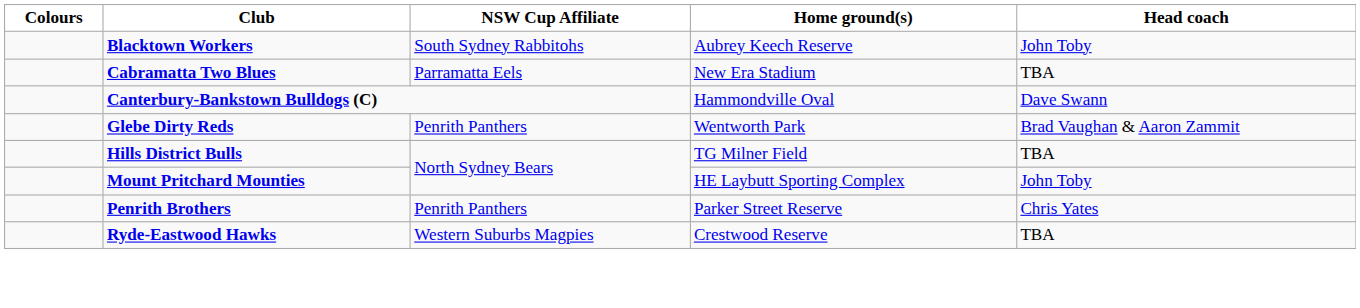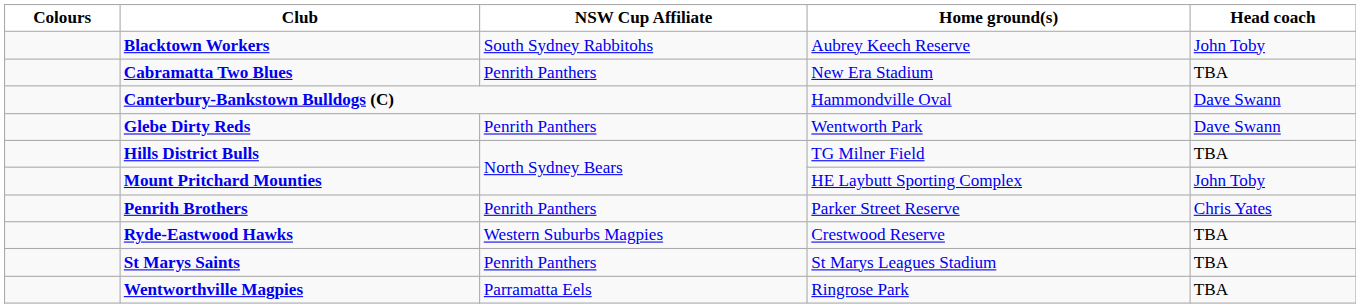(468, 72) Parramatta Eels -> (540, 72) Penrith Panthers
(1130, 126) Brad Vaughan & Aaron Zammit -> (1237, 126) Dave Swann
+ row: (182, 262)
+ row: (213, 289)
